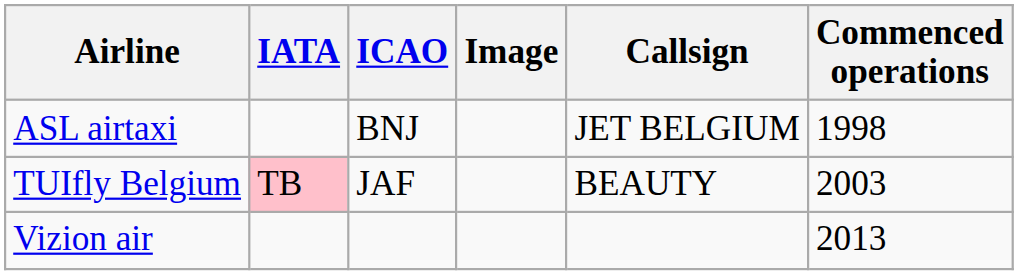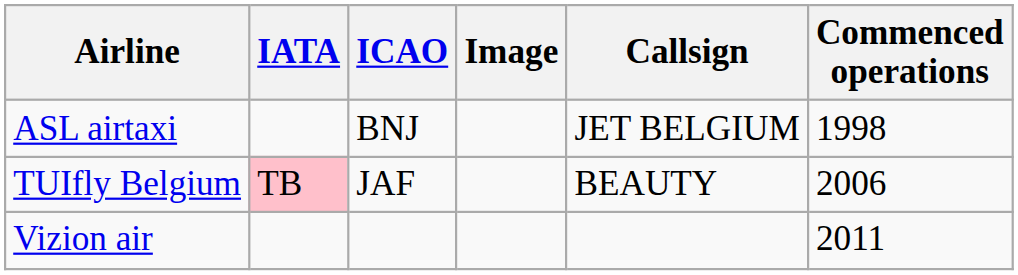(851, 183) 2003 -> (851, 183) 2006
(851, 239) 2013 -> (850, 239) 2011
